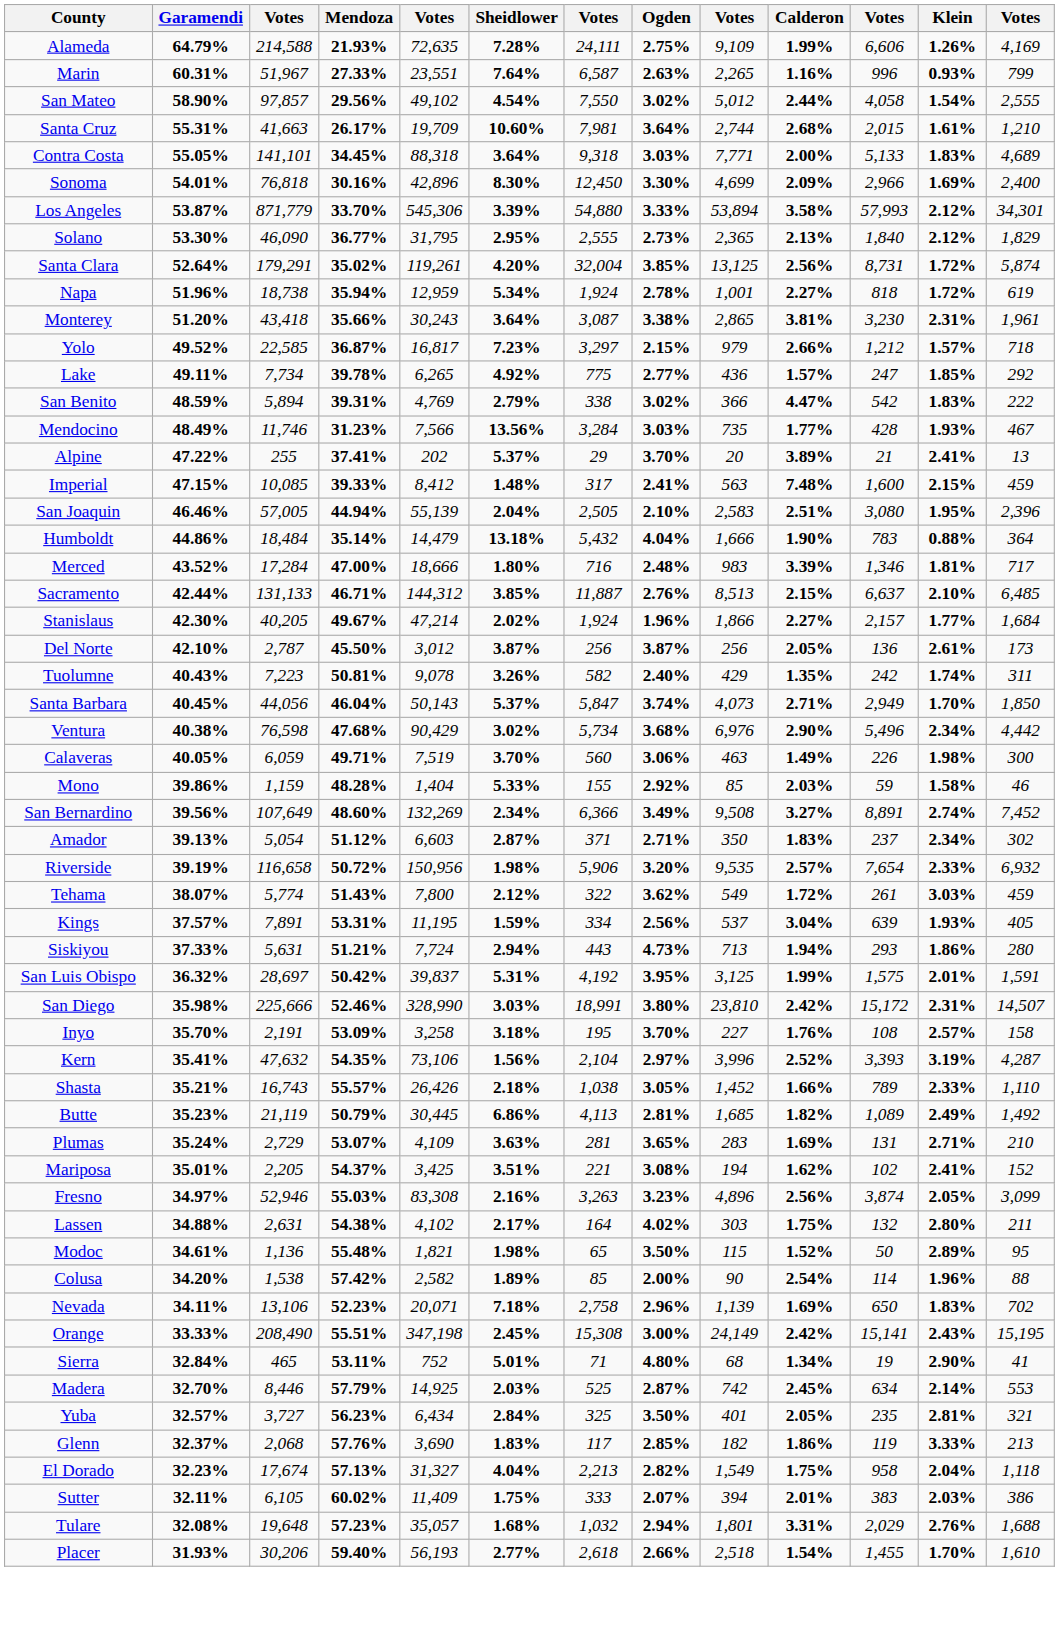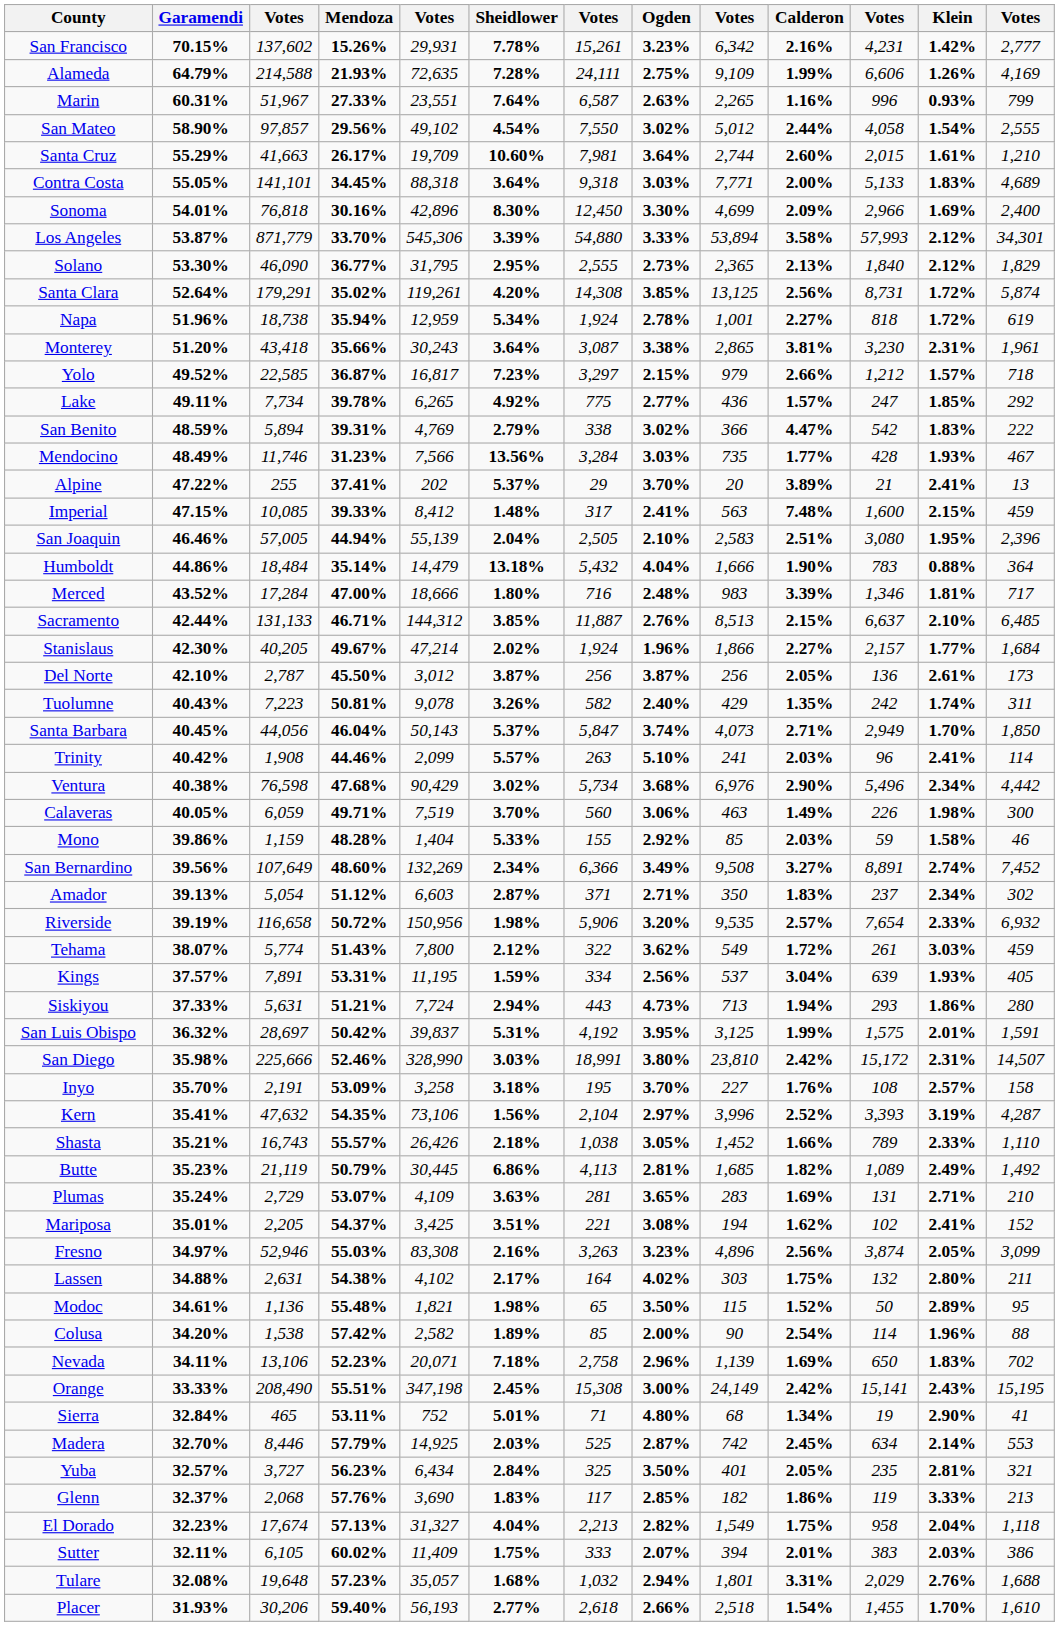+ row: (78, 45)
(201, 127) 55.31% -> (201, 155) 55.29%
(809, 127) 2.68% -> (809, 155) 2.60%
(598, 264) 32,004 -> (598, 292) 14,308
+ row: (78, 758)
